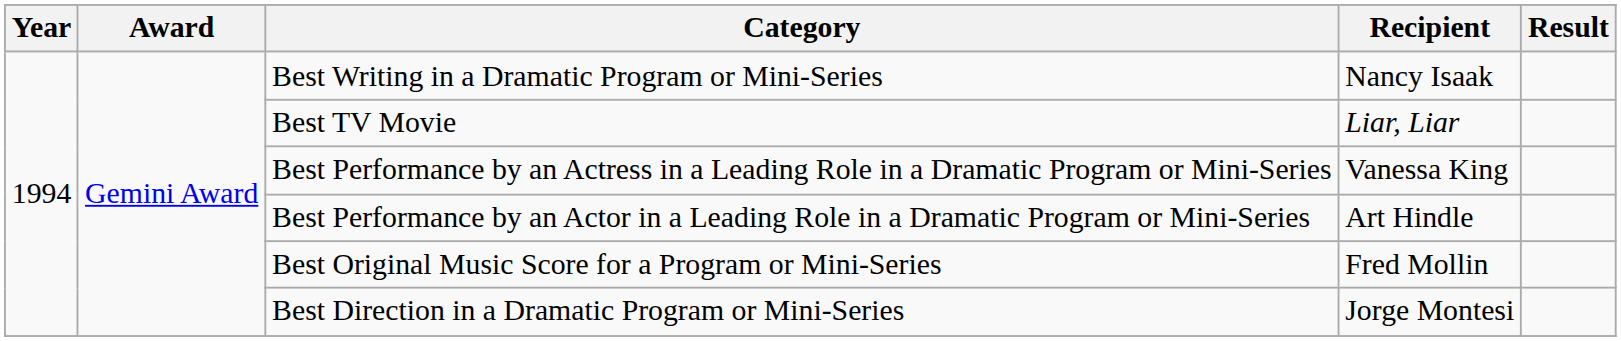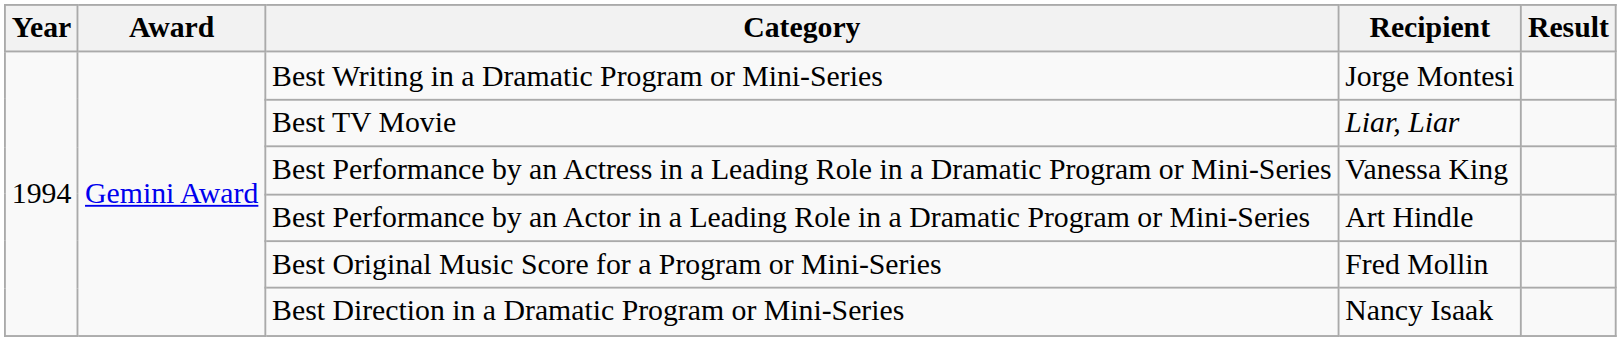(1419, 75) Nancy Isaak -> (1430, 75) Jorge Montesi
(1430, 311) Jorge Montesi -> (1419, 311) Nancy Isaak
